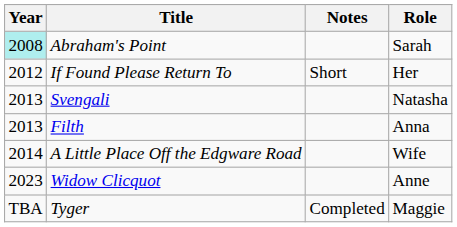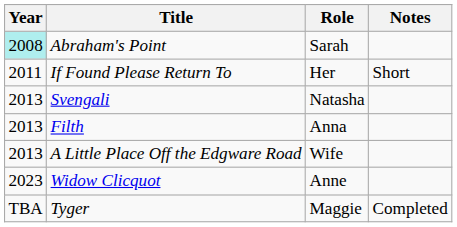columns swapped: (420, 18) <-> (347, 18)
(26, 72) 2012 -> (25, 72) 2011
(26, 153) 2014 -> (26, 153) 2013
